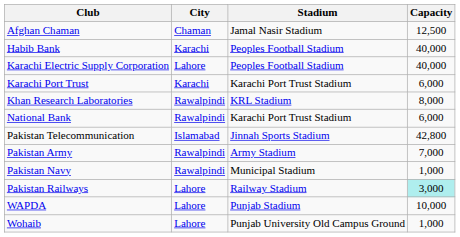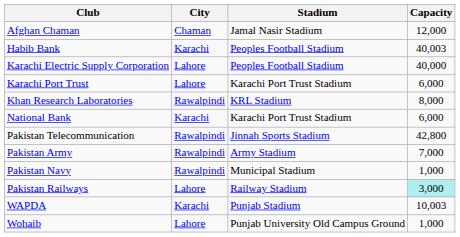(431, 30) 12,500 -> (431, 30) 12,000
(431, 48) 40,000 -> (431, 48) 40,003
(192, 83) Karachi -> (190, 83) Lahore
(200, 118) Rawalpindi -> (192, 118) Karachi
(197, 135) Islamabad -> (200, 135) Rawalpindi
(190, 205) Lahore -> (192, 205) Karachi
(431, 205) 10,000 -> (431, 205) 10,003
